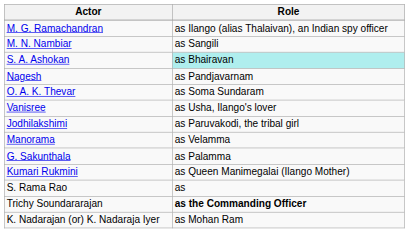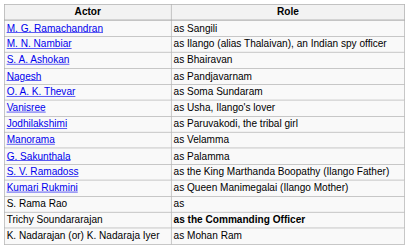(281, 28) as Ilango (alias Thalaivan), an Indian spy officer -> (195, 28) as Sangili
(197, 44) as Sangili -> (280, 44) as Ilango (alias Thalaivan), an Indian spy officer
(204, 60) paleturquoise background -> (203, 60) no background
+ row: (43, 172)
